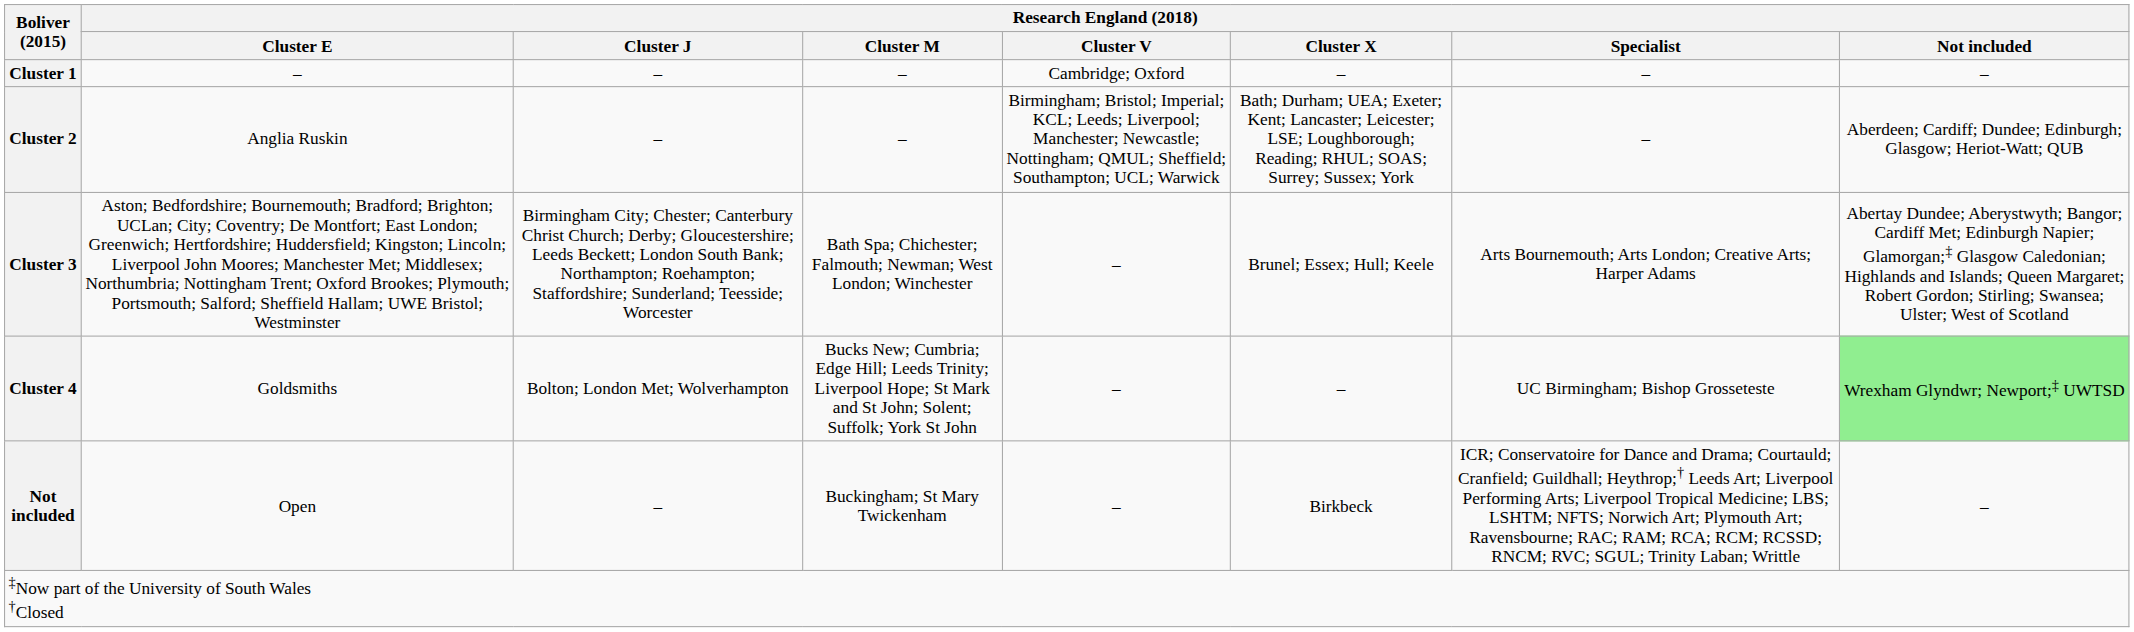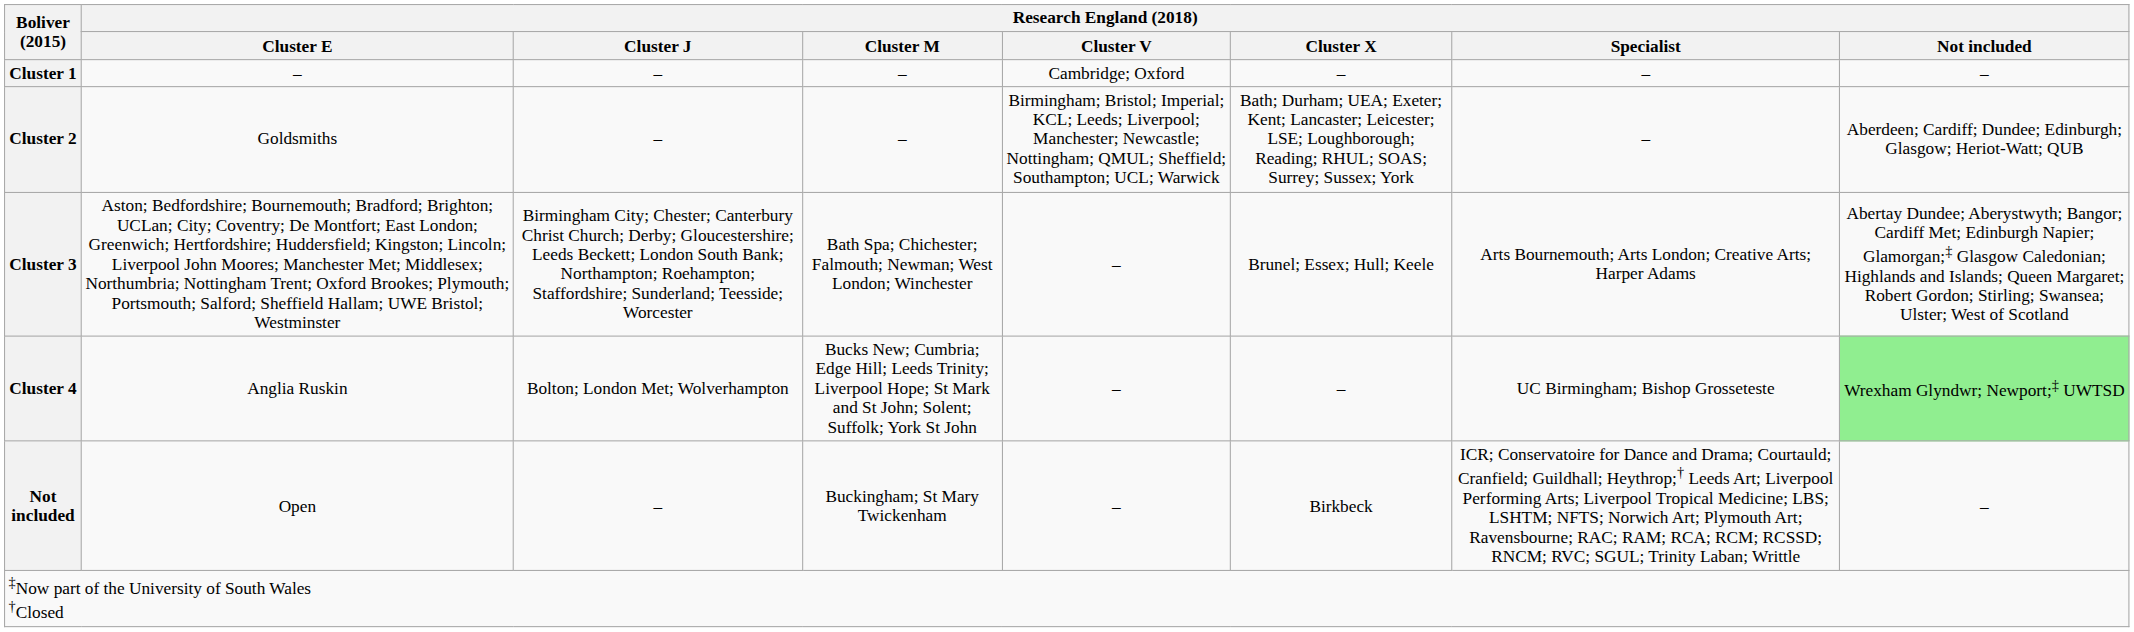(297, 139) Anglia Ruskin -> (297, 139) Goldsmiths
(297, 388) Goldsmiths -> (297, 388) Anglia Ruskin
